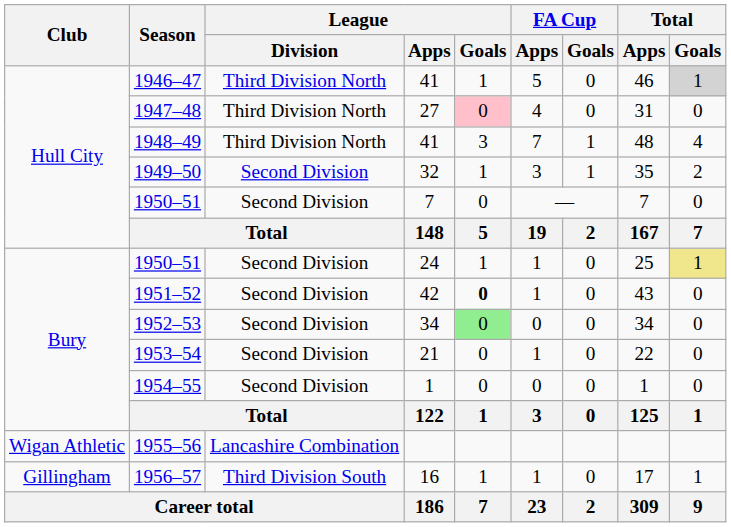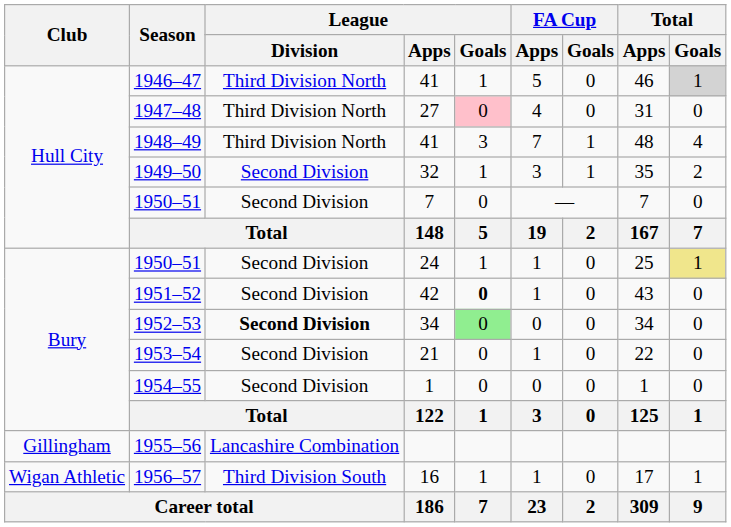(305, 324) normal -> (305, 324) bold
(67, 446) Wigan Athletic -> (67, 446) Gillingham
(67, 476) Gillingham -> (67, 476) Wigan Athletic
